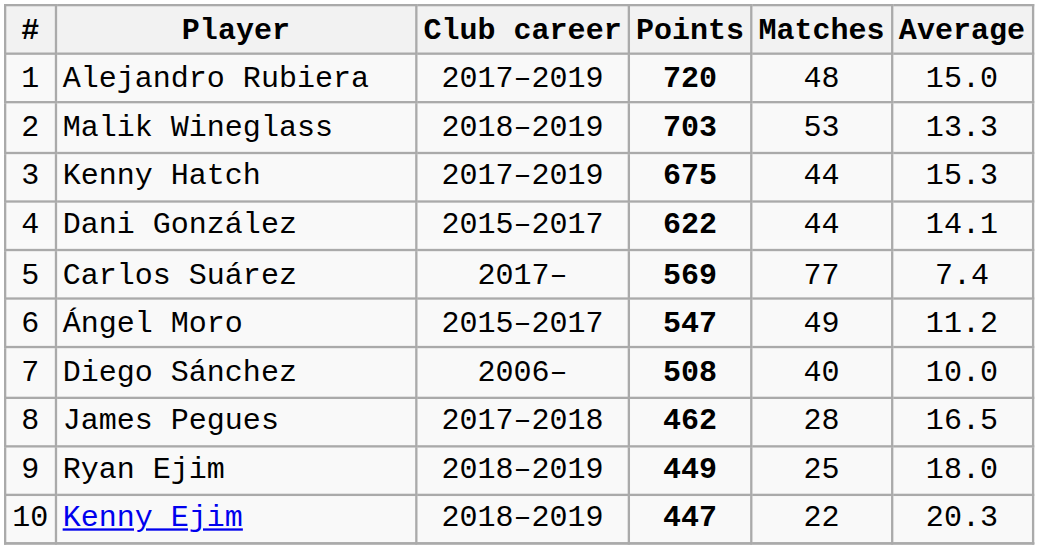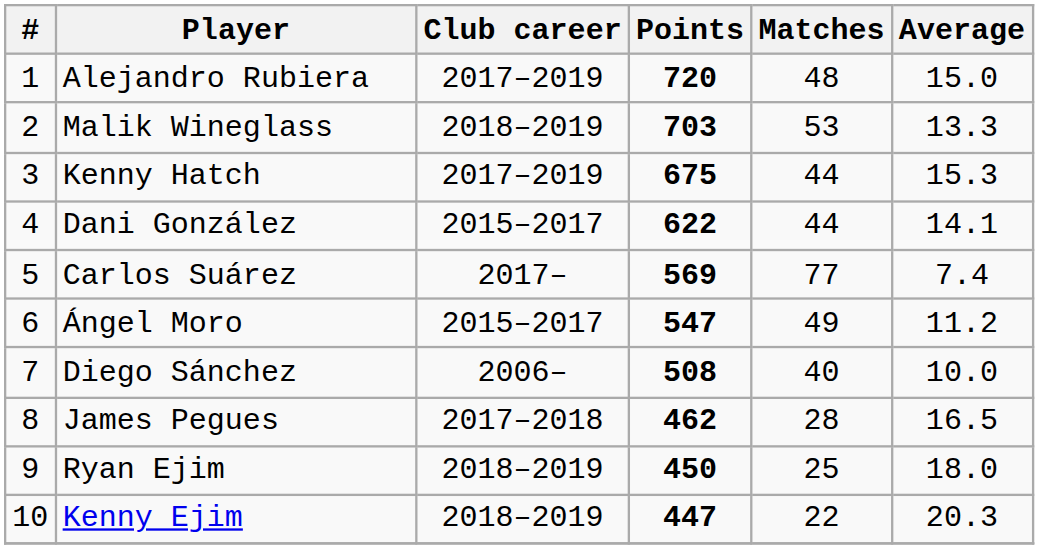(690, 470) 449 -> (690, 470) 450
